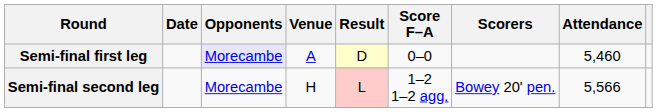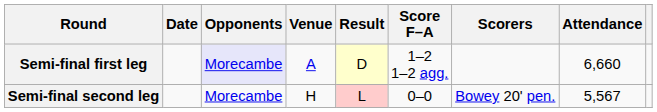(420, 56) 0–0 -> (420, 64) 1–2 1–2 agg.
(602, 56) 5,460 -> (602, 64) 6,660
(420, 87) 1–2 1–2 agg. -> (420, 95) 0–0
(602, 87) 5,566 -> (602, 95) 5,567
